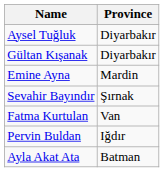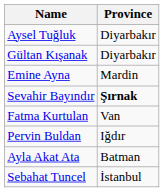(117, 95) normal -> (119, 95) bold
+ row: (47, 177)
